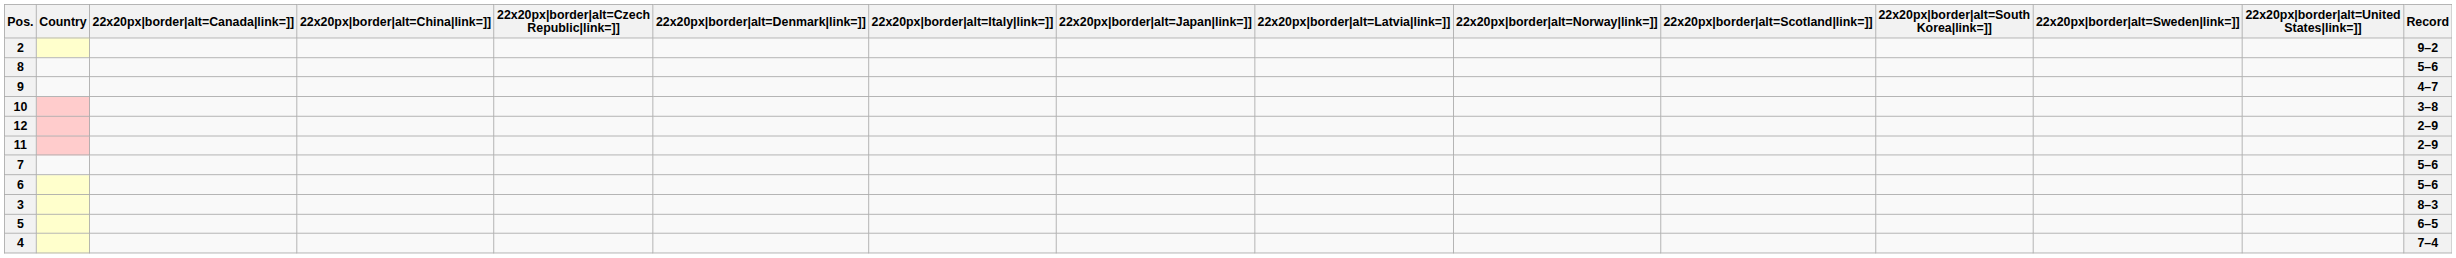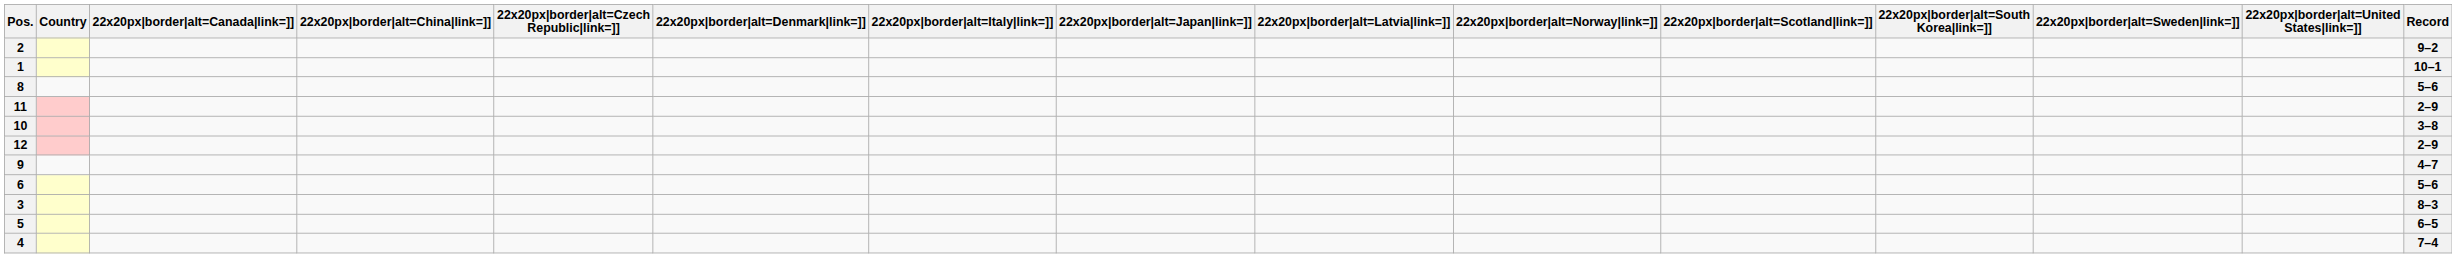+ row: (20, 67)
rows swapped: (20, 146) <-> (20, 87)
- row: (20, 165)
